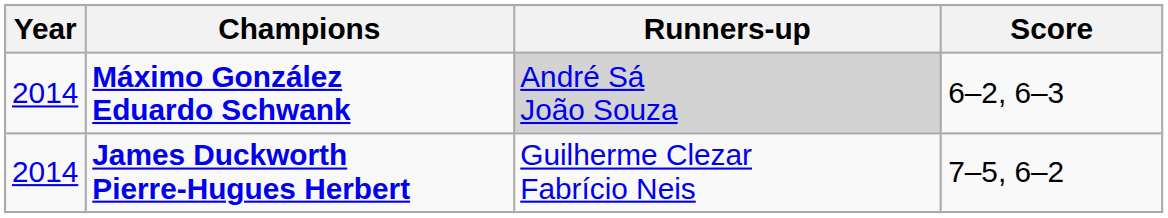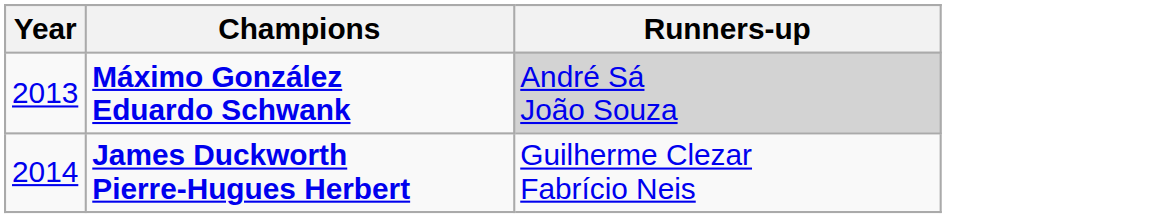- column: (1052, 29)
(45, 93) 2014 -> (45, 93) 2013
